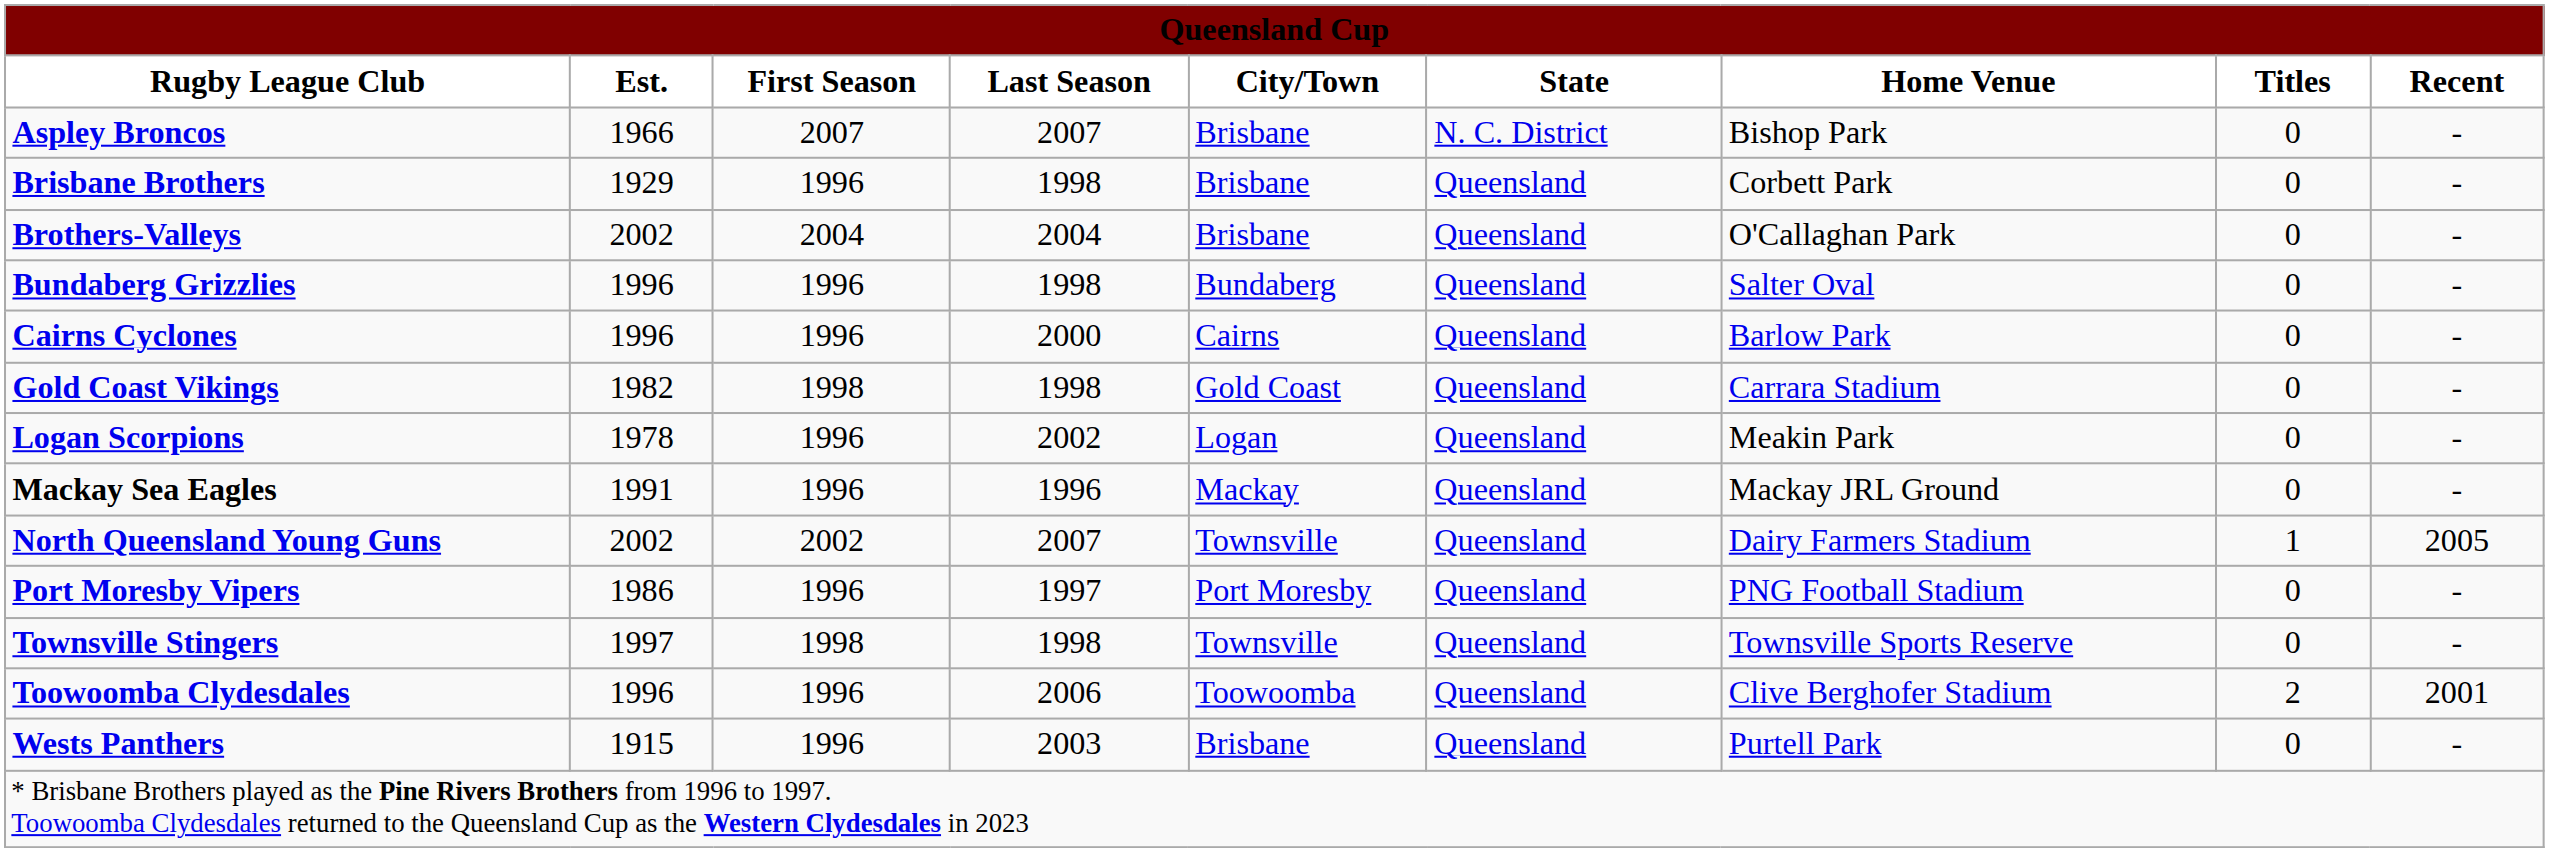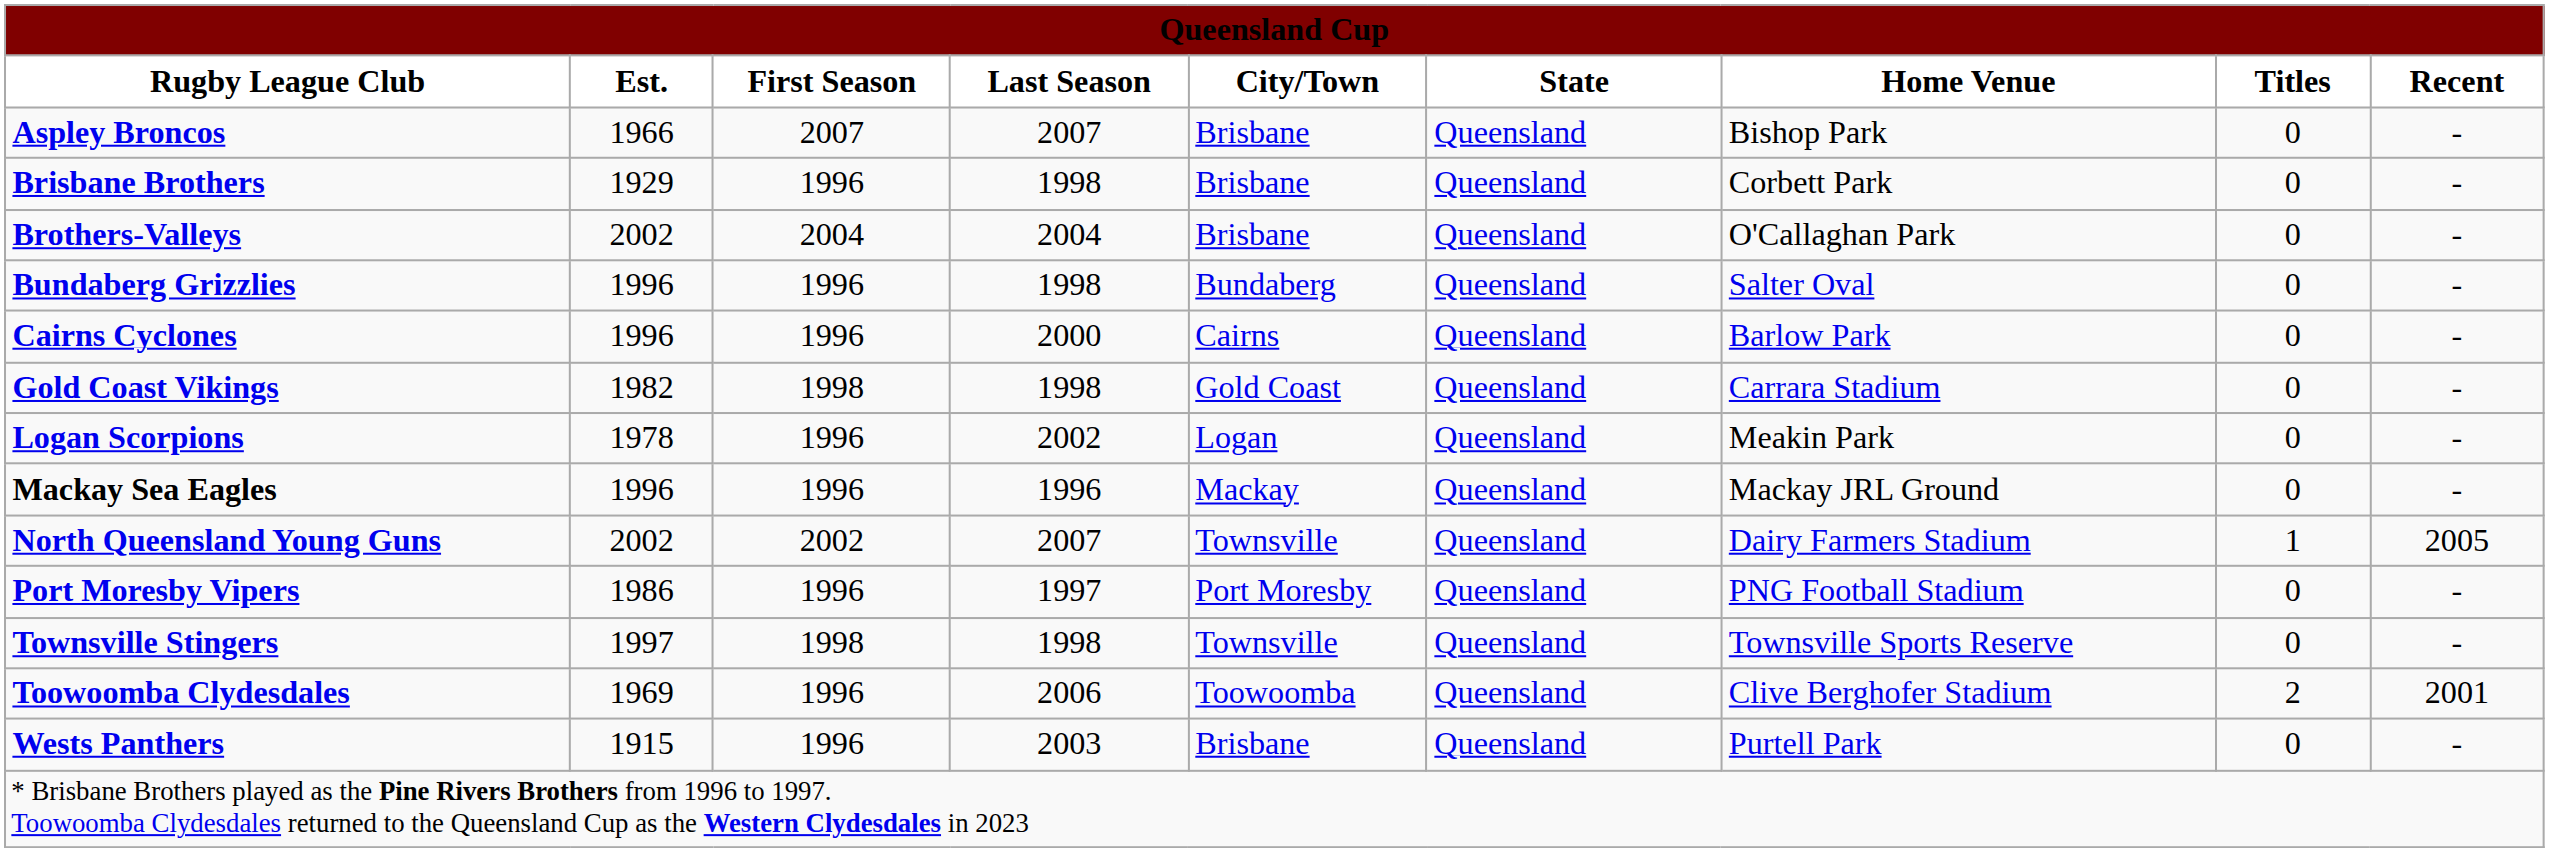(1521, 132) N. C. District -> (1510, 132) Queensland
(642, 489) 1991 -> (642, 489) 1996
(642, 693) 1996 -> (642, 693) 1969
